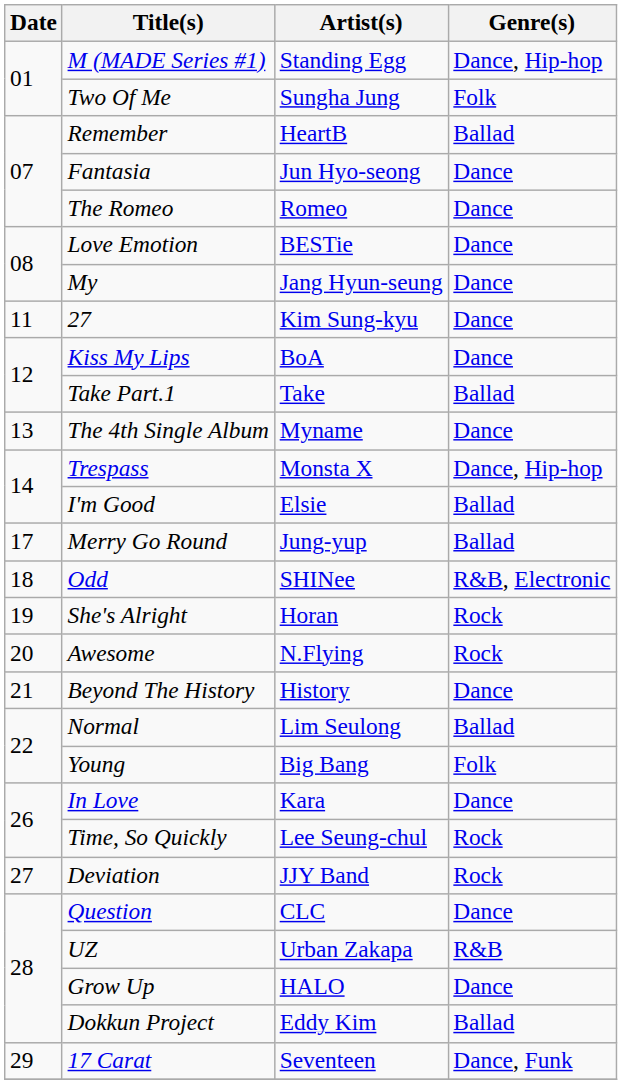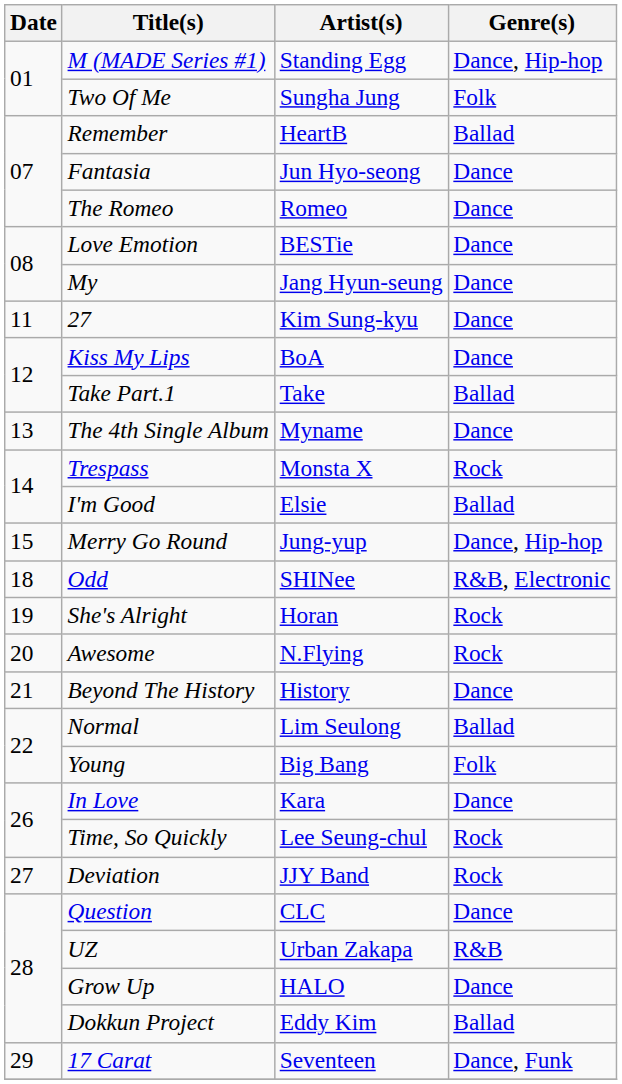(528, 467) Dance, Hip-hop -> (478, 467) Rock
(22, 541) 17 -> (22, 541) 15
(484, 541) Ballad -> (528, 541) Dance, Hip-hop
